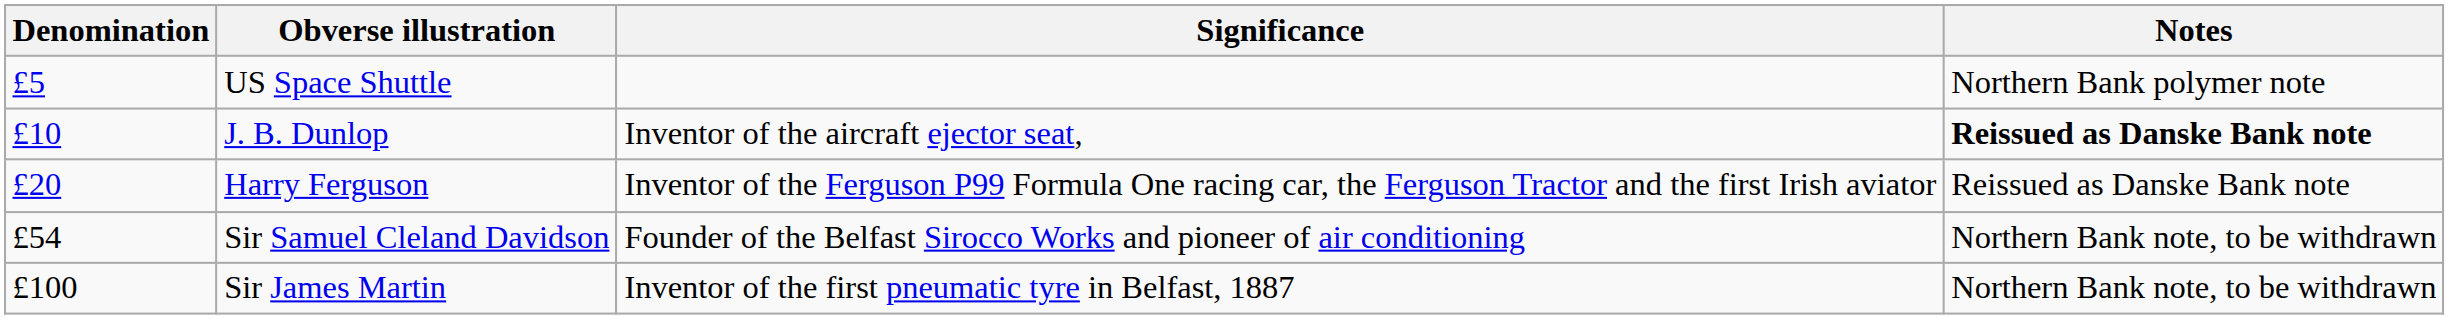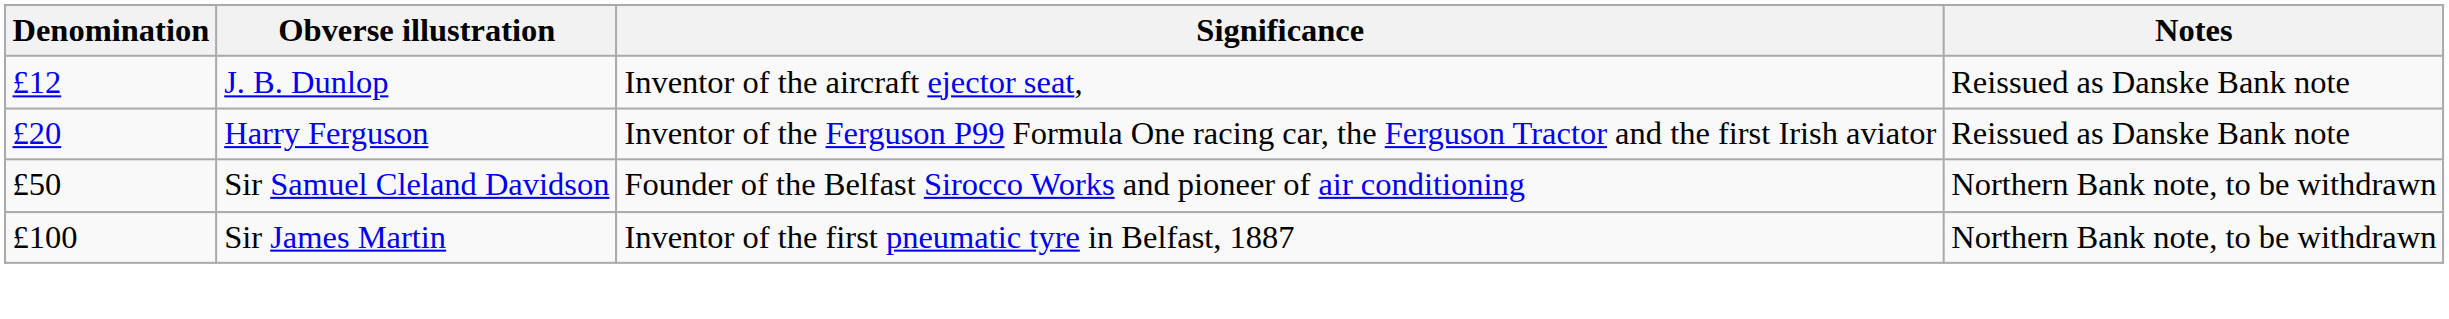- row: (338, 81)
(37, 133) £10 -> (37, 81) £12
(2161, 133) bold -> (2151, 81) normal
(37, 236) £54 -> (37, 184) £50
